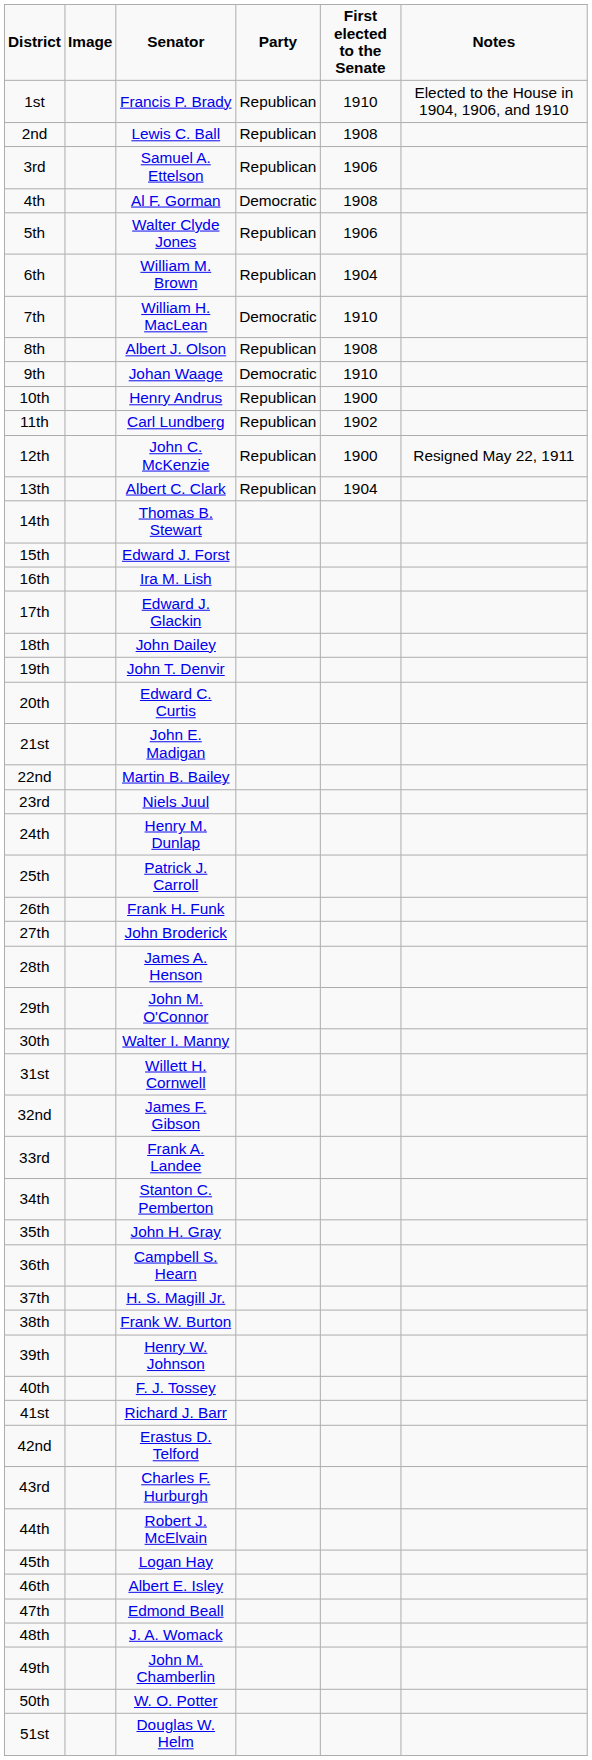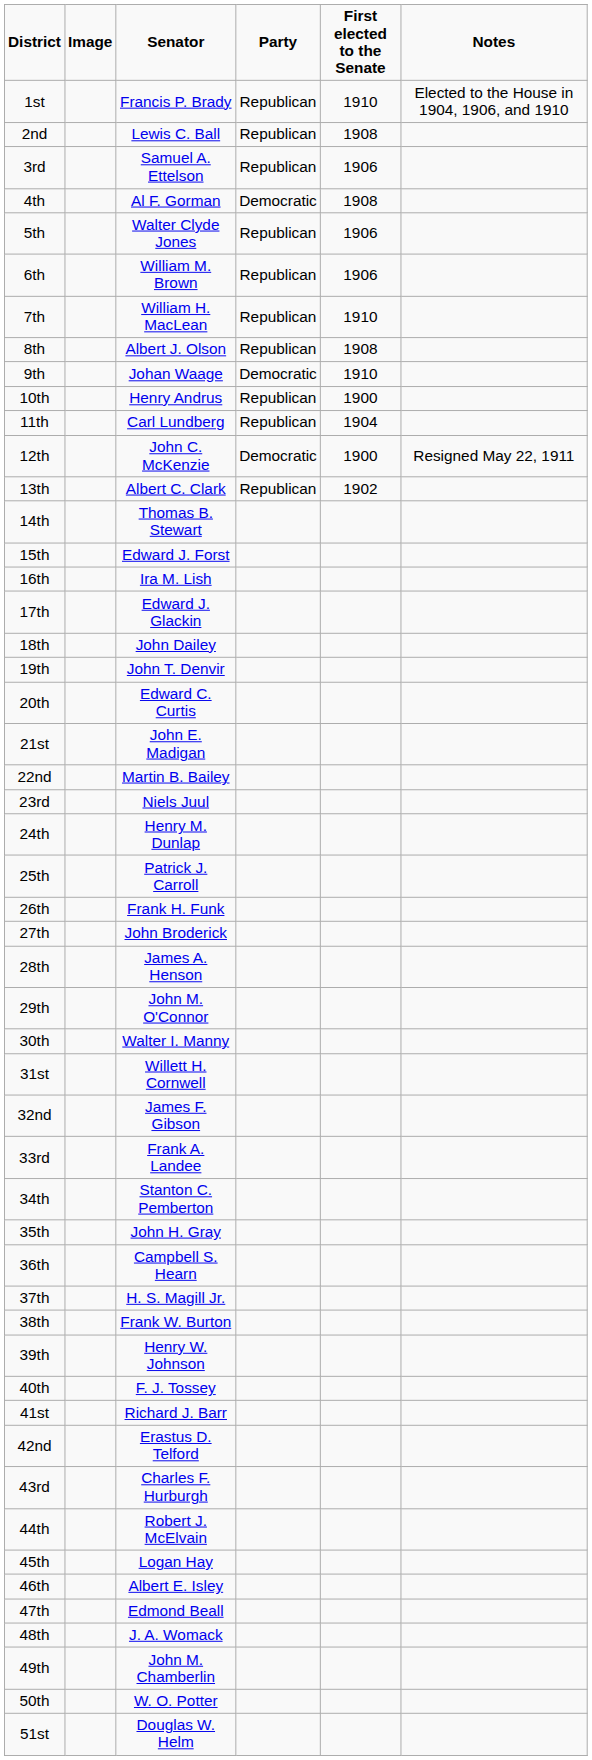(360, 275) 1904 -> (360, 275) 1906
(278, 316) Democratic -> (278, 316) Republican
(360, 422) 1902 -> (360, 422) 1904
(278, 455) Republican -> (278, 455) Democratic
(360, 488) 1904 -> (360, 488) 1902
